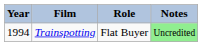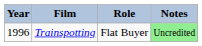(18, 32) 1994 -> (18, 32) 1996
